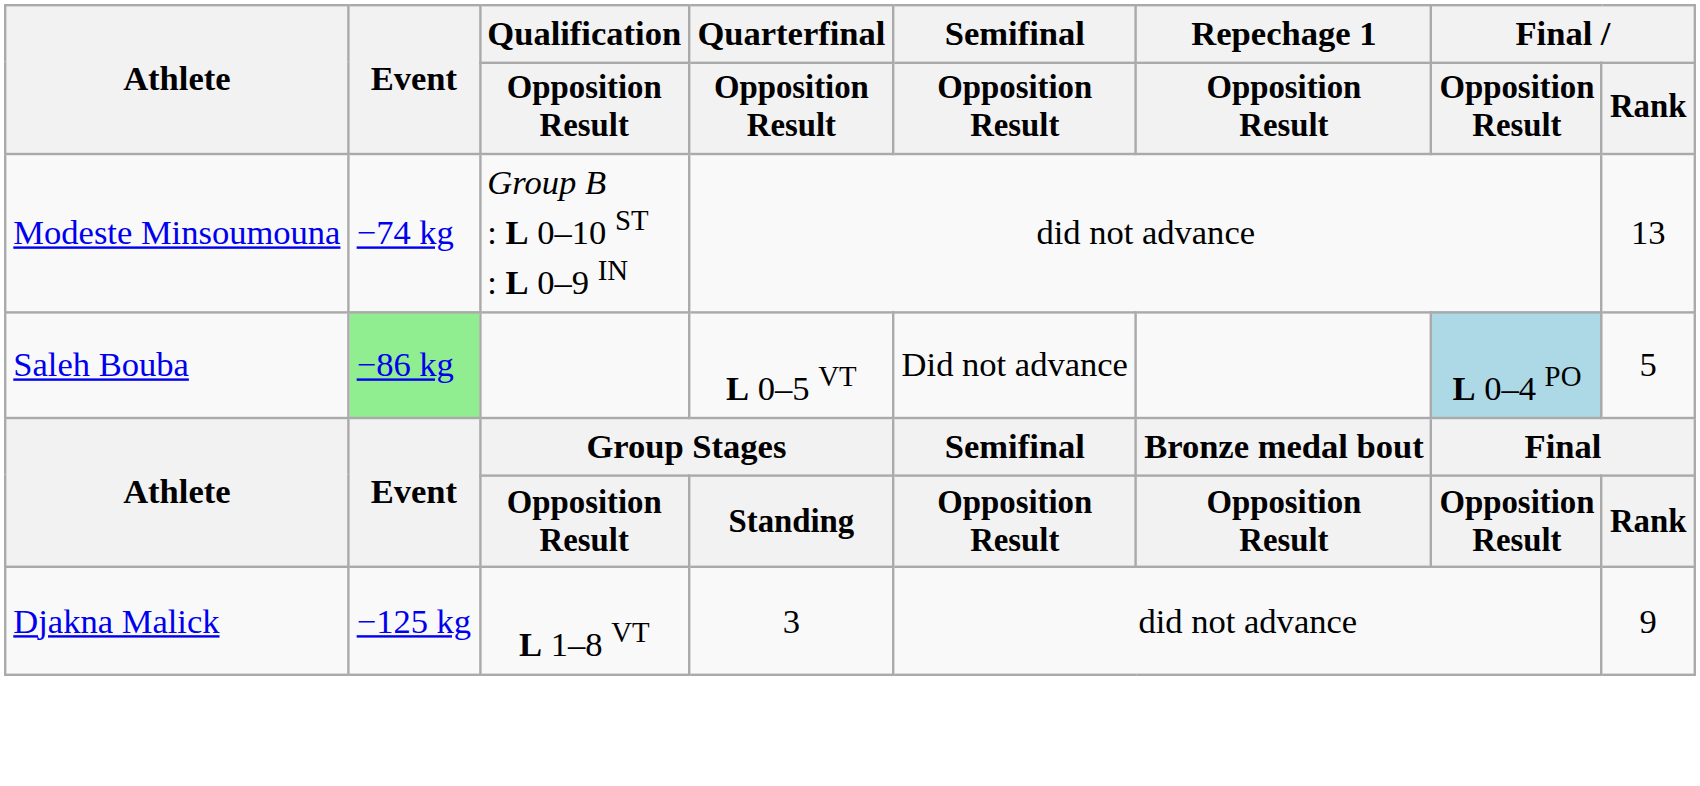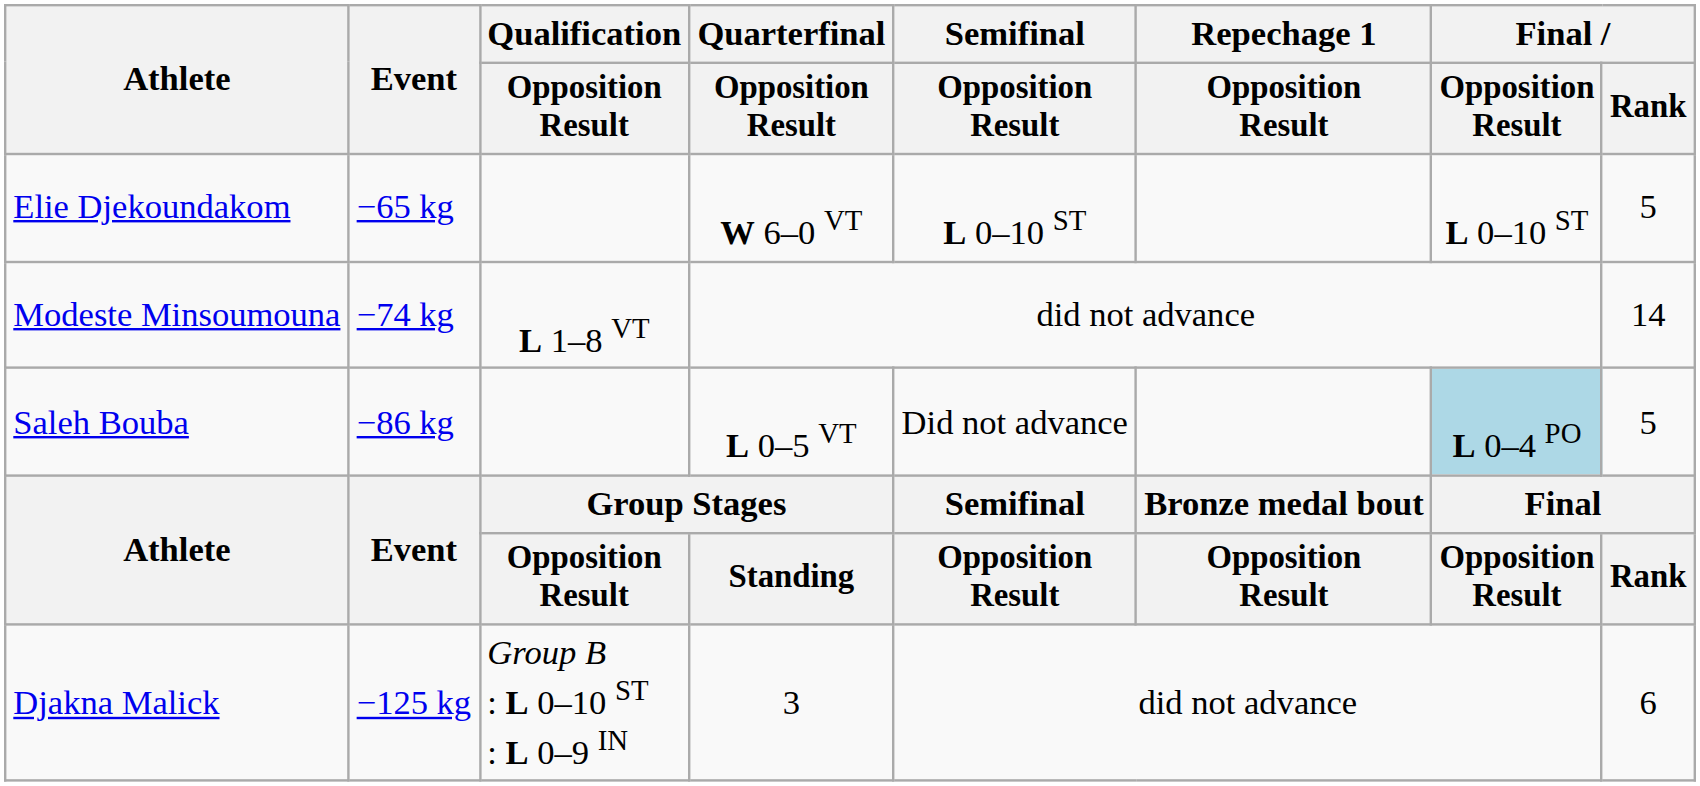+ row: (152, 207)
(568, 232) Group B : L 0–10 ST : L 0–9 IN -> (584, 334) L 1–8 VT
(1648, 232) 13 -> (1648, 314) 14
(405, 364) lightgreen background -> (405, 421) no background
(584, 641) L 1–8 VT -> (568, 702) Group B : L 0–10 ST : L 0–9 IN
(1648, 620) 9 -> (1648, 702) 6
